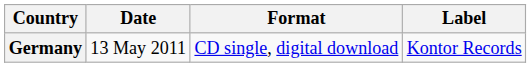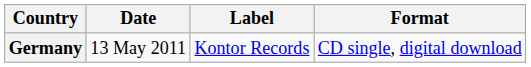columns swapped: (296, 18) <-> (464, 18)
